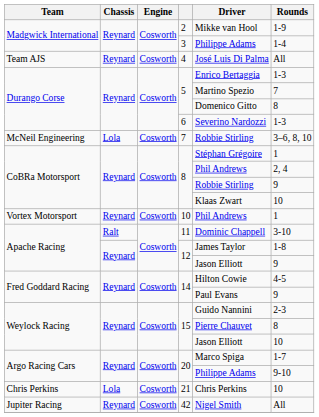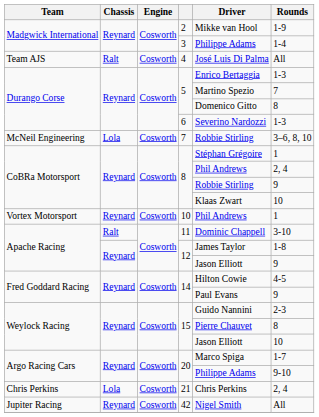(119, 59) Reynard -> (111, 59) Ralt
(278, 388) 10 -> (280, 388) 2, 4
